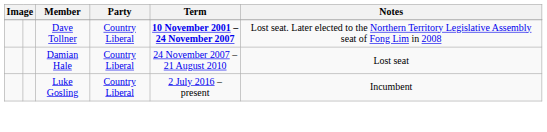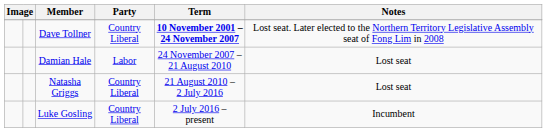(120, 60) Country Liberal -> (124, 60) Labor
+ row: (65, 87)
